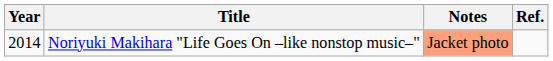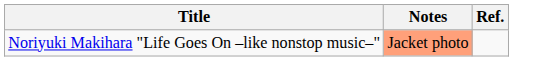- column: (24, 17)
